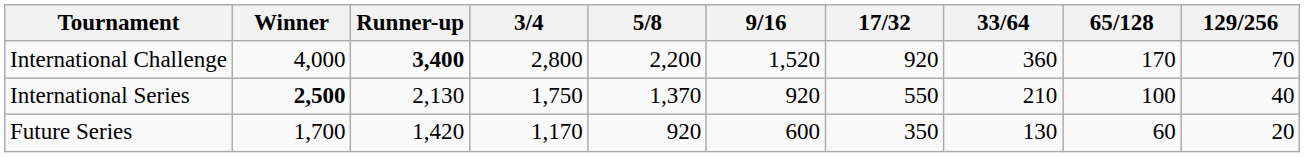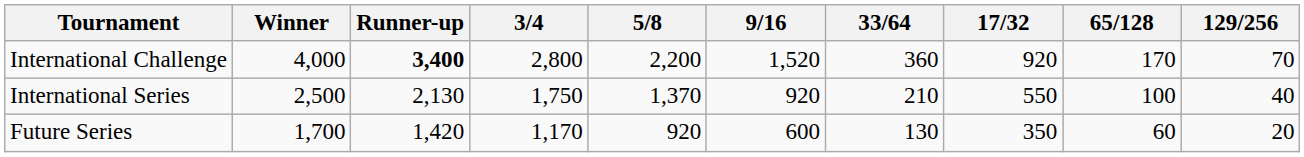columns swapped: (885, 22) <-> (1003, 22)
(320, 95) bold -> (320, 95) normal
